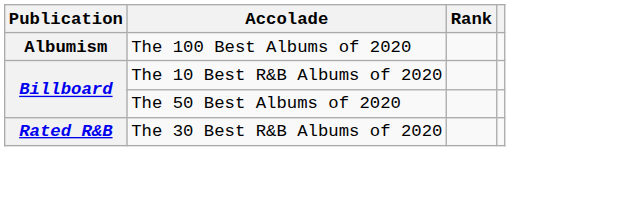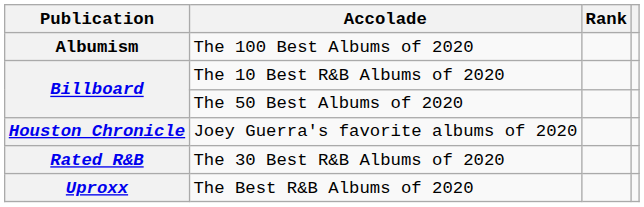+ row: (385, 131)
+ row: (333, 188)
